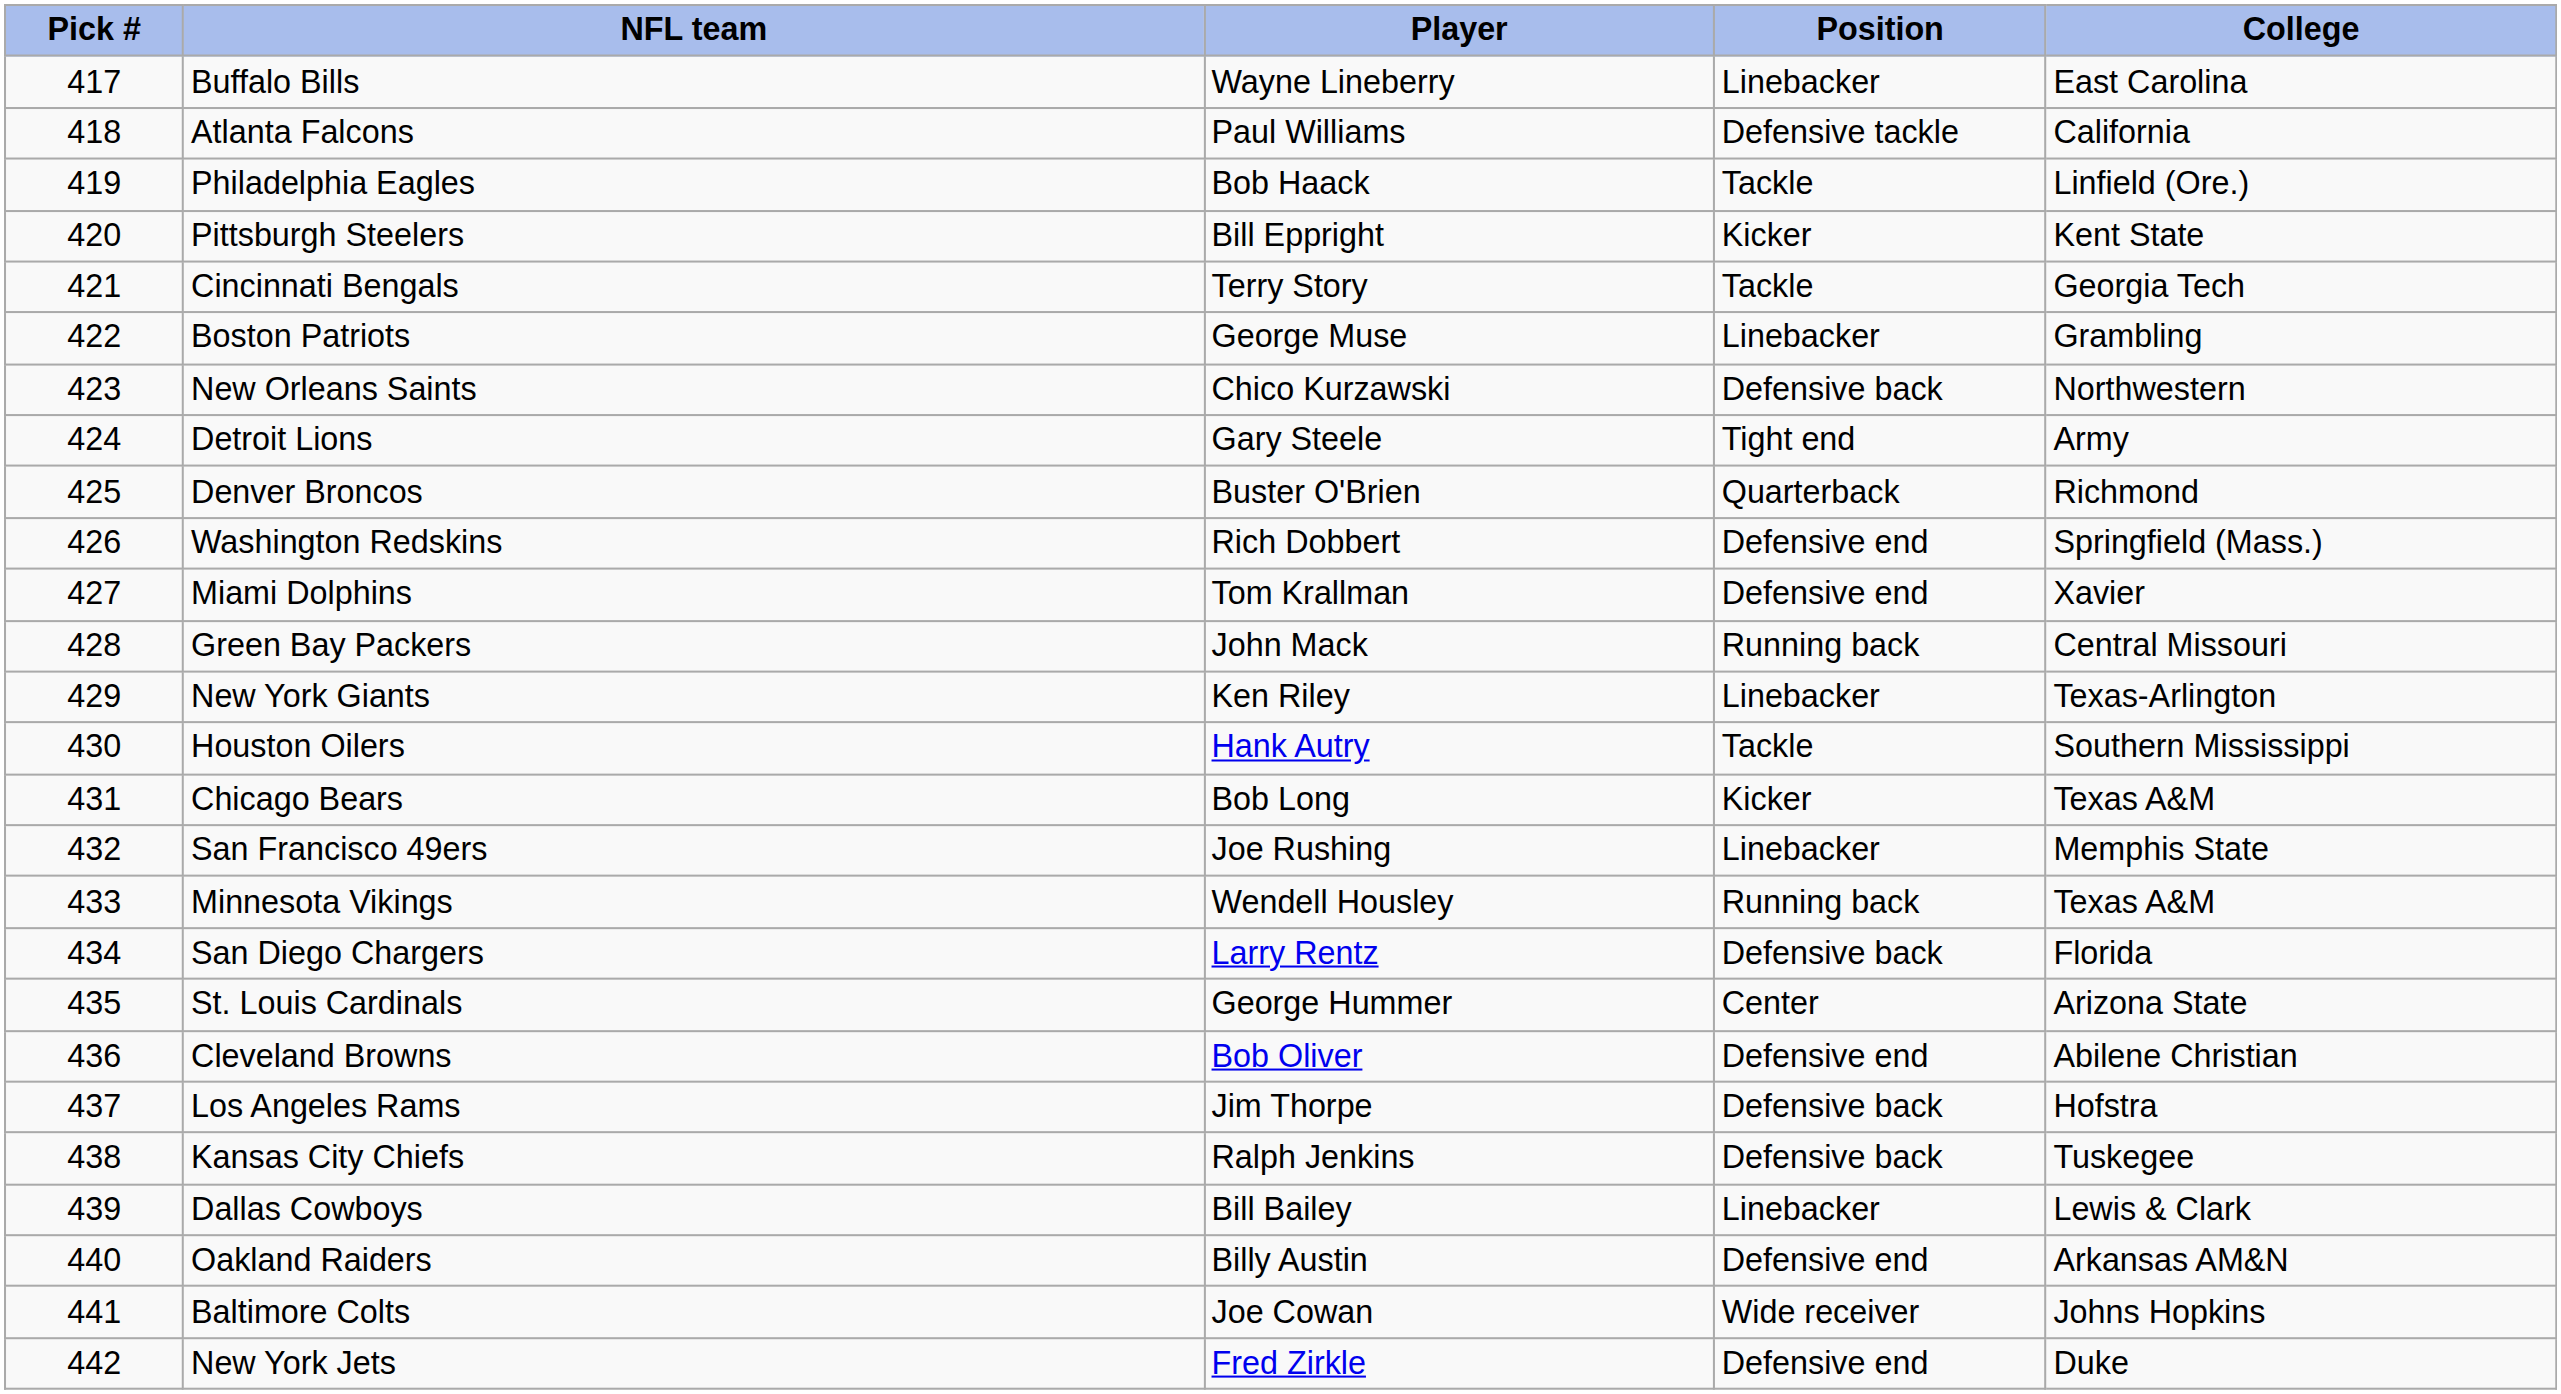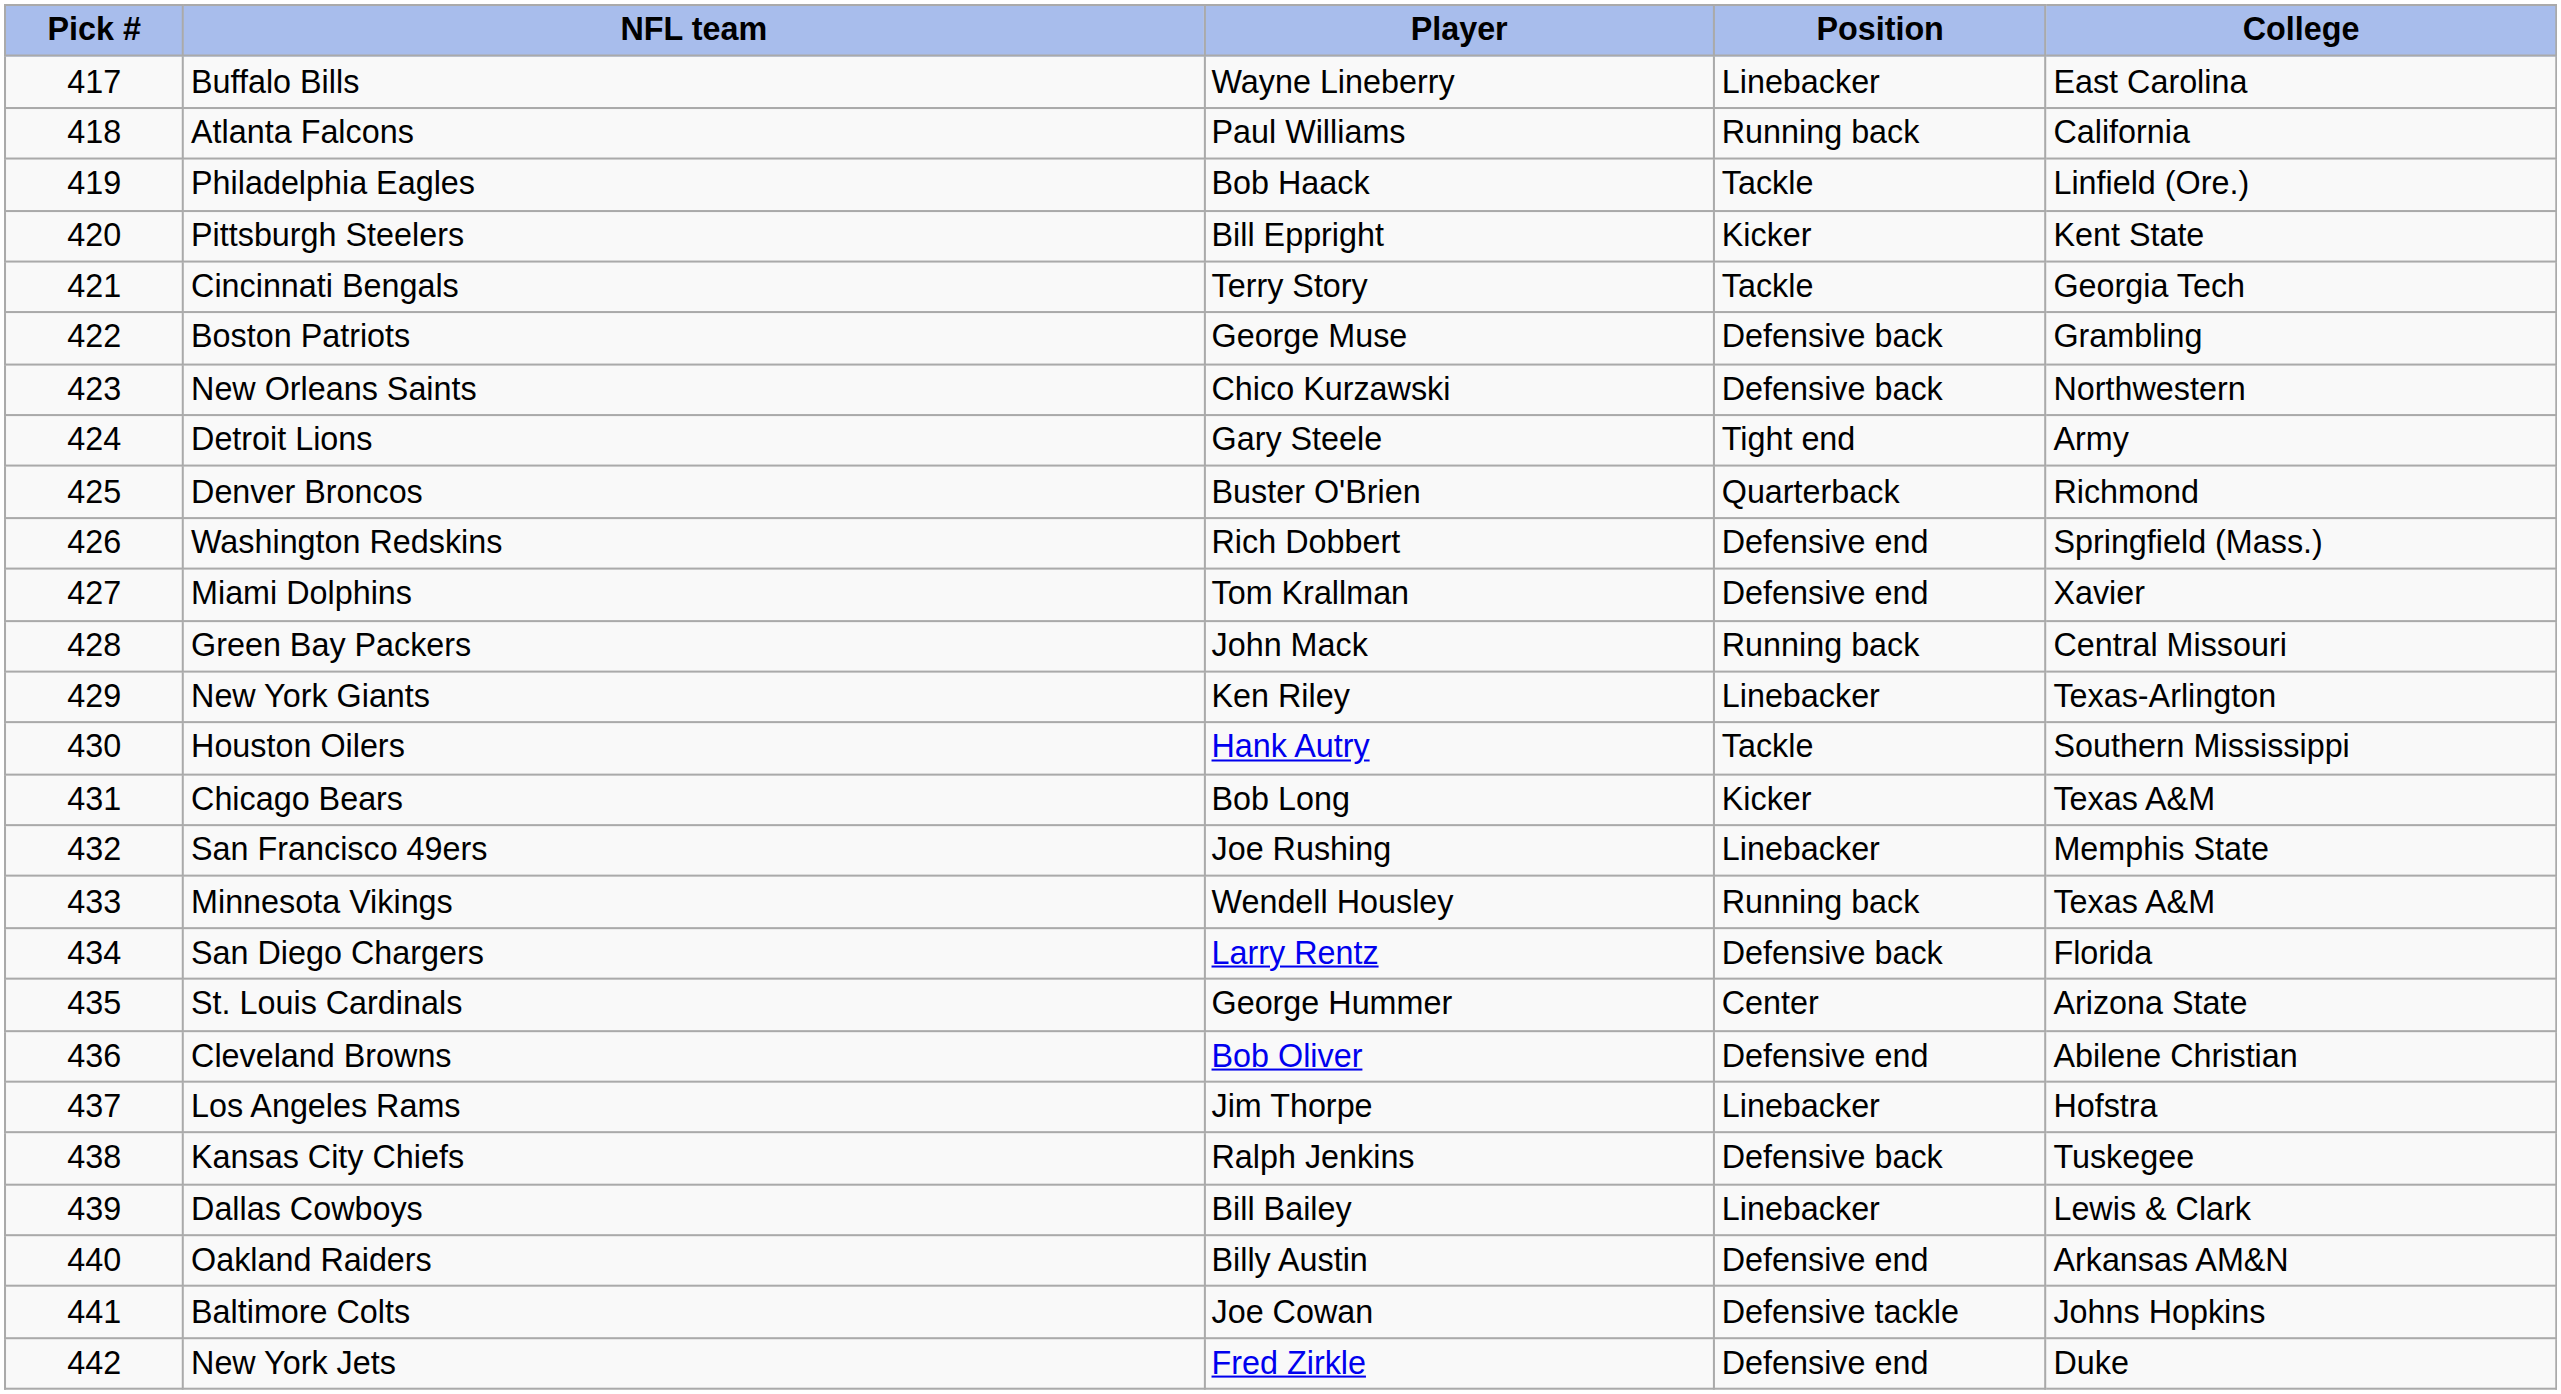(1840, 132) Defensive tackle -> (1821, 132) Running back
(1801, 337) Linebacker -> (1832, 337) Defensive back
(1832, 1106) Defensive back -> (1801, 1106) Linebacker
(1821, 1311) Wide receiver -> (1840, 1311) Defensive tackle
